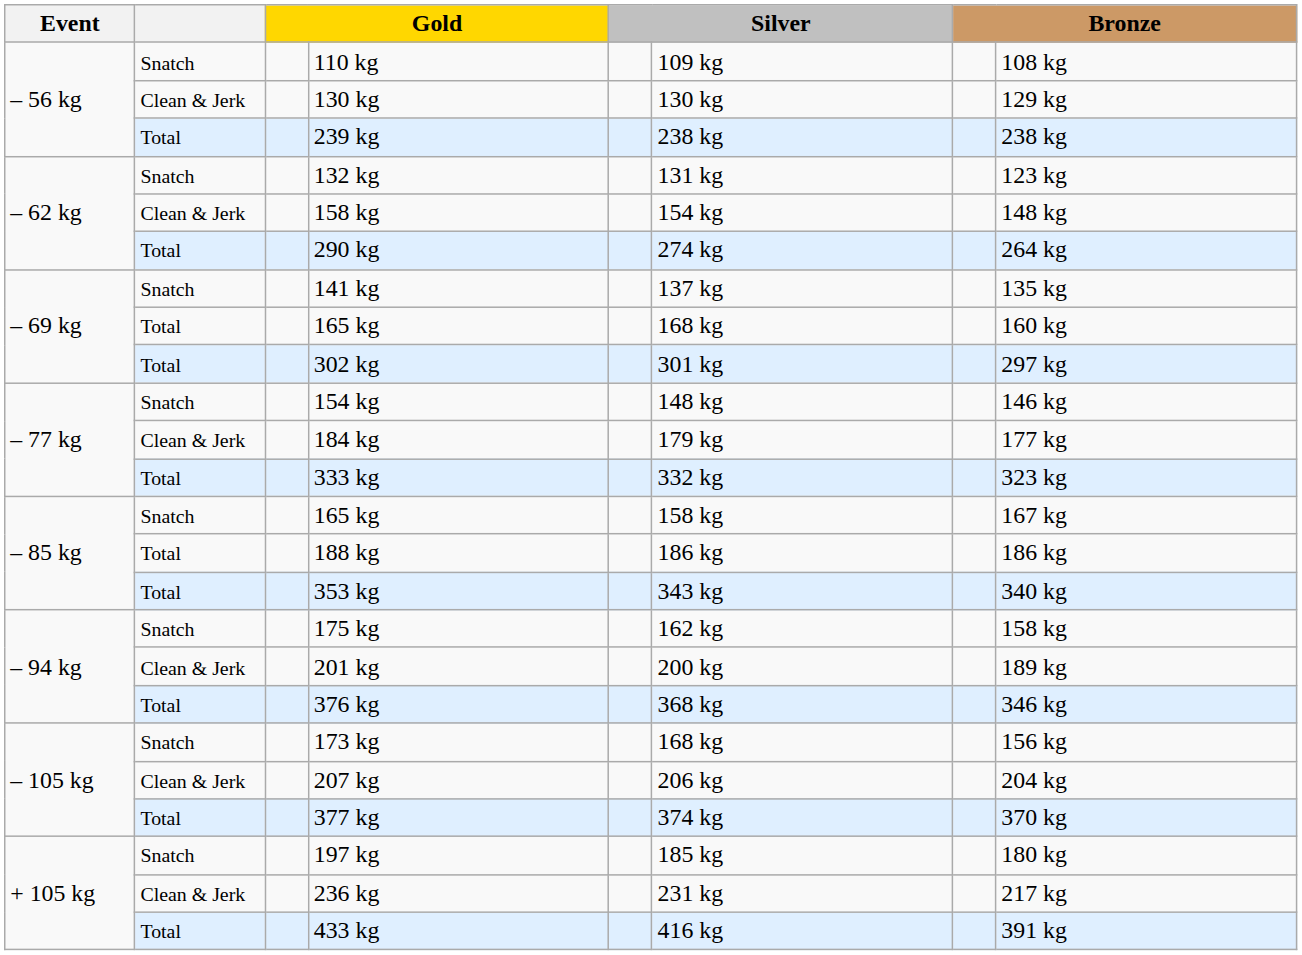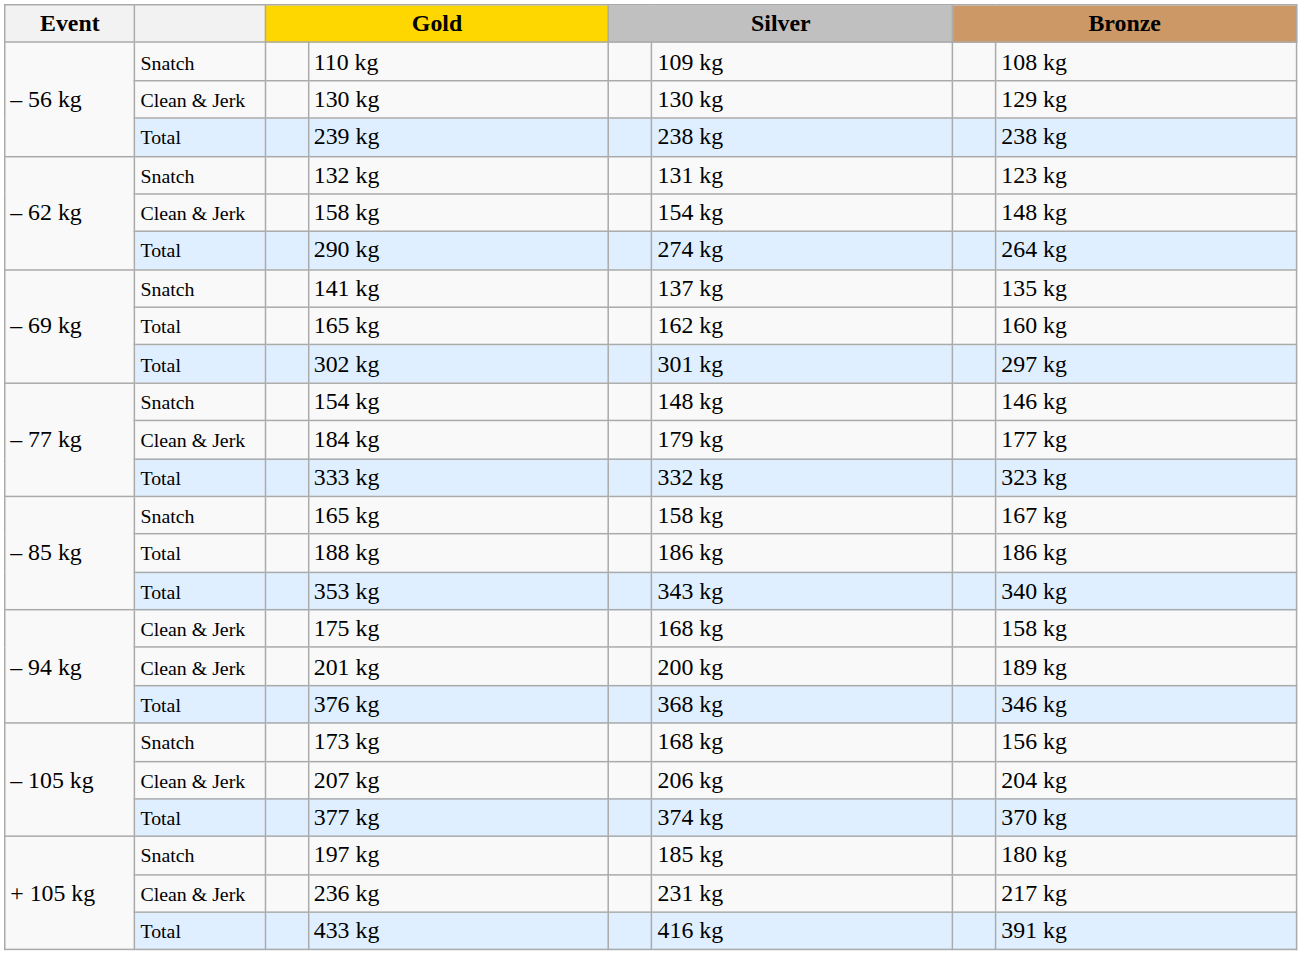(690, 325) 168 kg -> (690, 325) 162 kg
(167, 629) Snatch -> (193, 629) Clean & Jerk
(690, 628) 162 kg -> (690, 628) 168 kg
